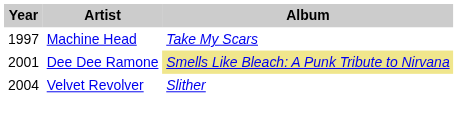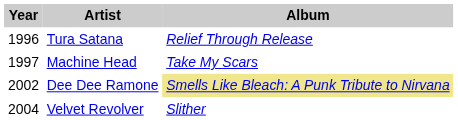+ row: (85, 39)
(23, 62) 2001 -> (23, 85) 2002
